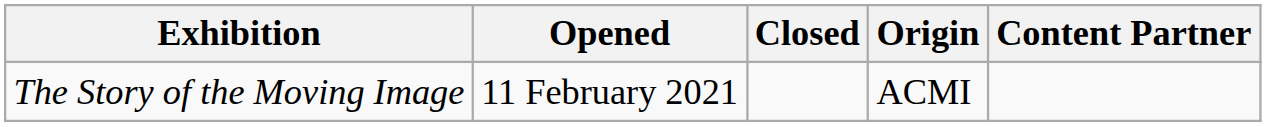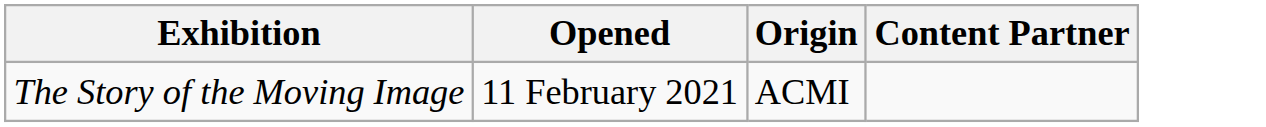- column: (807, 33)
